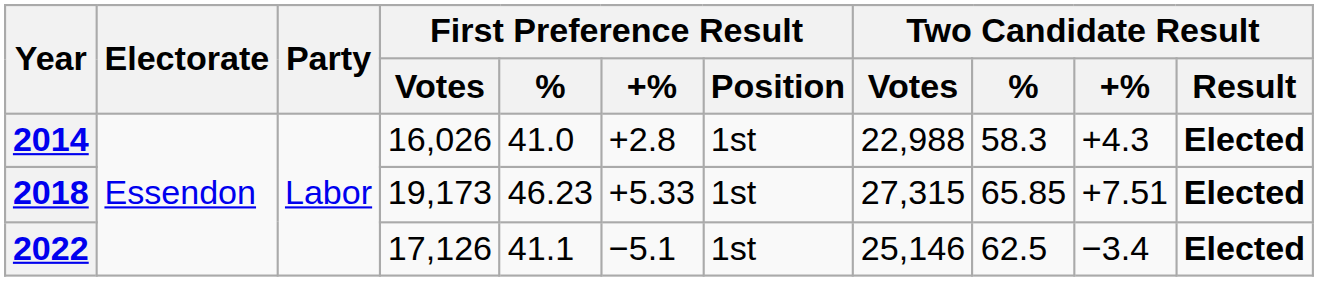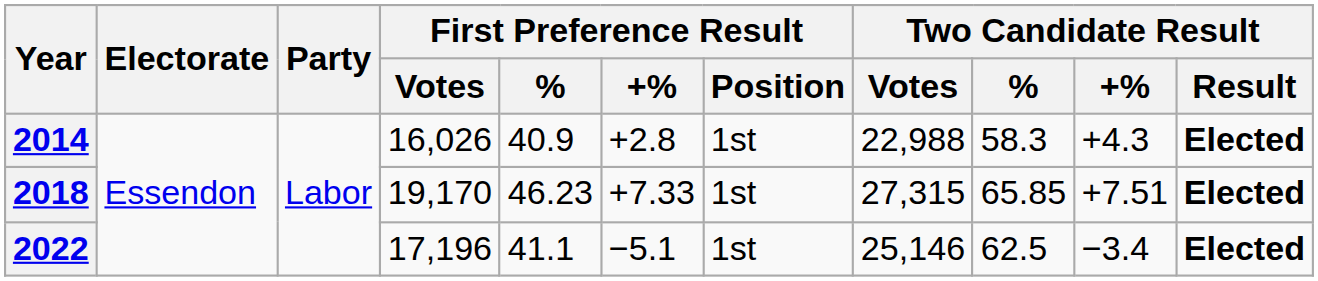(541, 139) 41.0 -> (541, 139) 40.9
(440, 193) 19,173 -> (440, 193) 19,170
(652, 193) +5.33 -> (652, 193) +7.33
(440, 247) 17,126 -> (440, 247) 17,196
